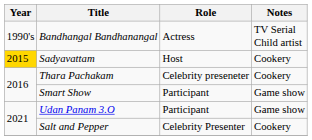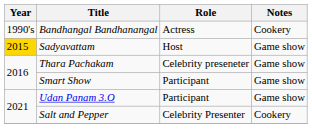(278, 36) TV Serial Child artist -> (272, 30) Cookery
(272, 59) Cookery -> (279, 47) Game show
(272, 76) Cookery -> (279, 64) Game show
